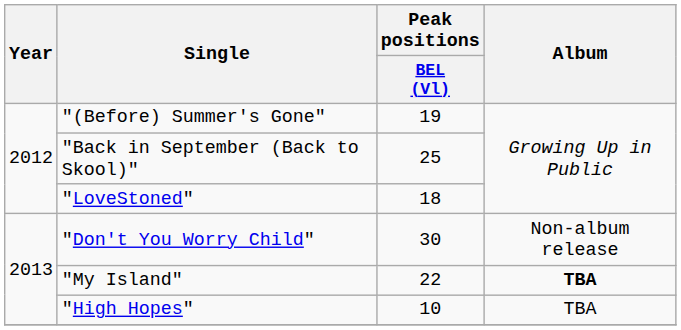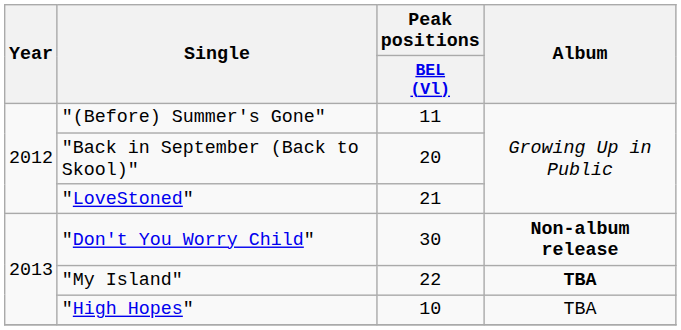(430, 118) 19 -> (430, 118) 11
(430, 159) 25 -> (430, 159) 20
(430, 199) 18 -> (430, 199) 21
(580, 239) normal -> (580, 239) bold
